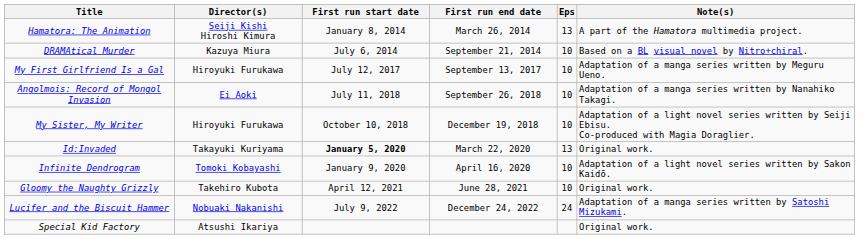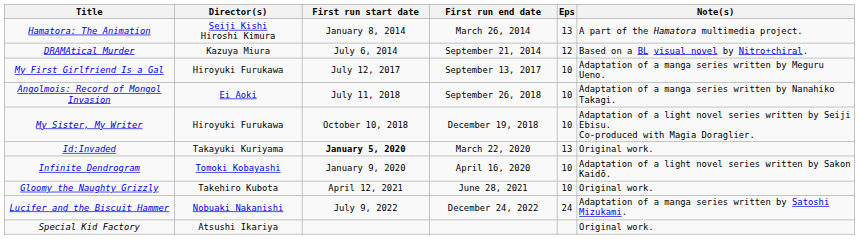(567, 51) 10 -> (567, 51) 12
